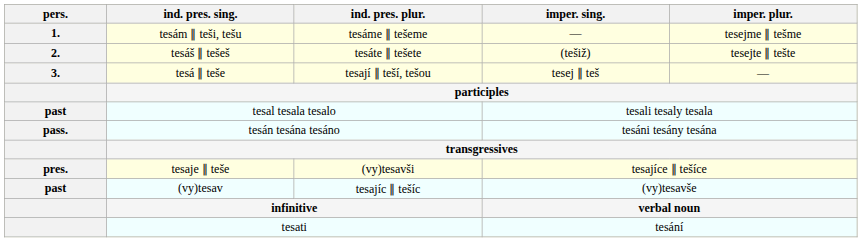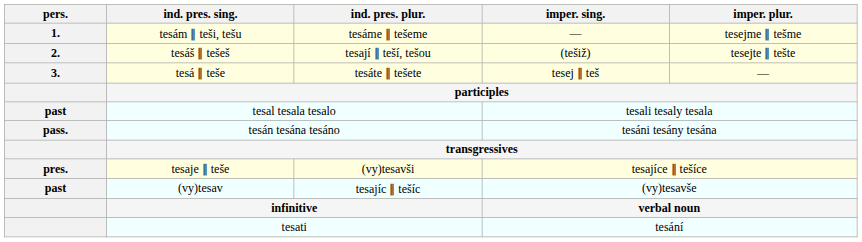(388, 53) tesáte ∥ tešete -> (388, 53) tesají ∥ teší, tešou
(388, 73) tesají ∥ teší, tešou -> (388, 73) tesáte ∥ tešete
